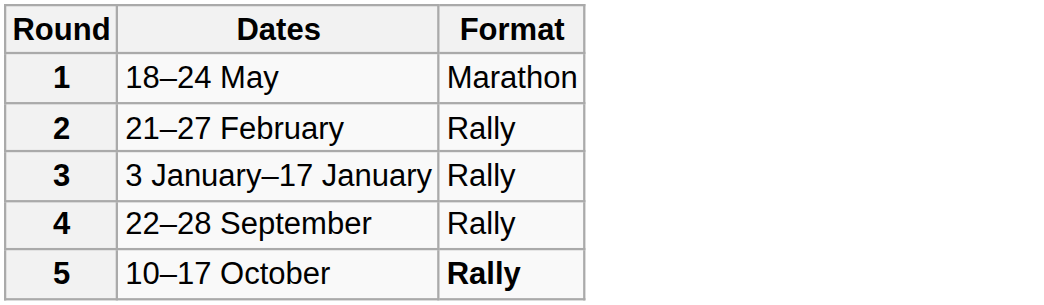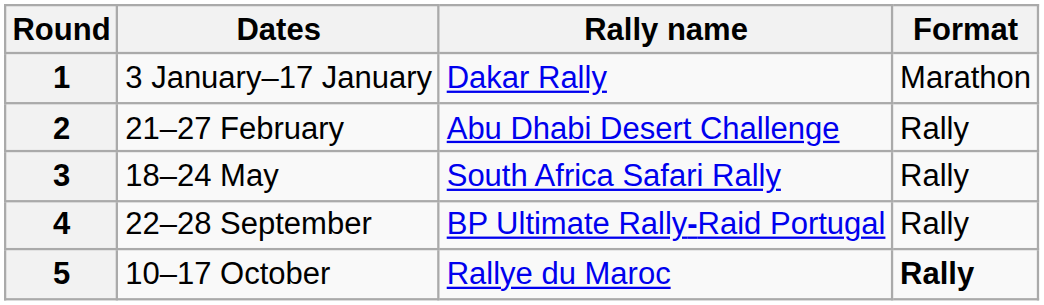+ column: (666, 29)
(202, 78) 18–24 May -> (279, 78) 3 January–17 January
(279, 176) 3 January–17 January -> (202, 176) 18–24 May
